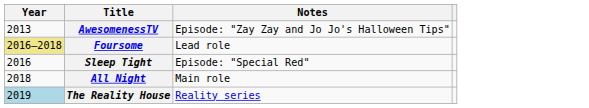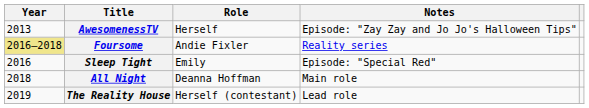+ column: (236, 13)
(203, 46) Lead role -> (345, 46) Reality series
(19, 95) lightblue background -> (19, 95) no background
(218, 95) Reality series -> (330, 95) Lead role
